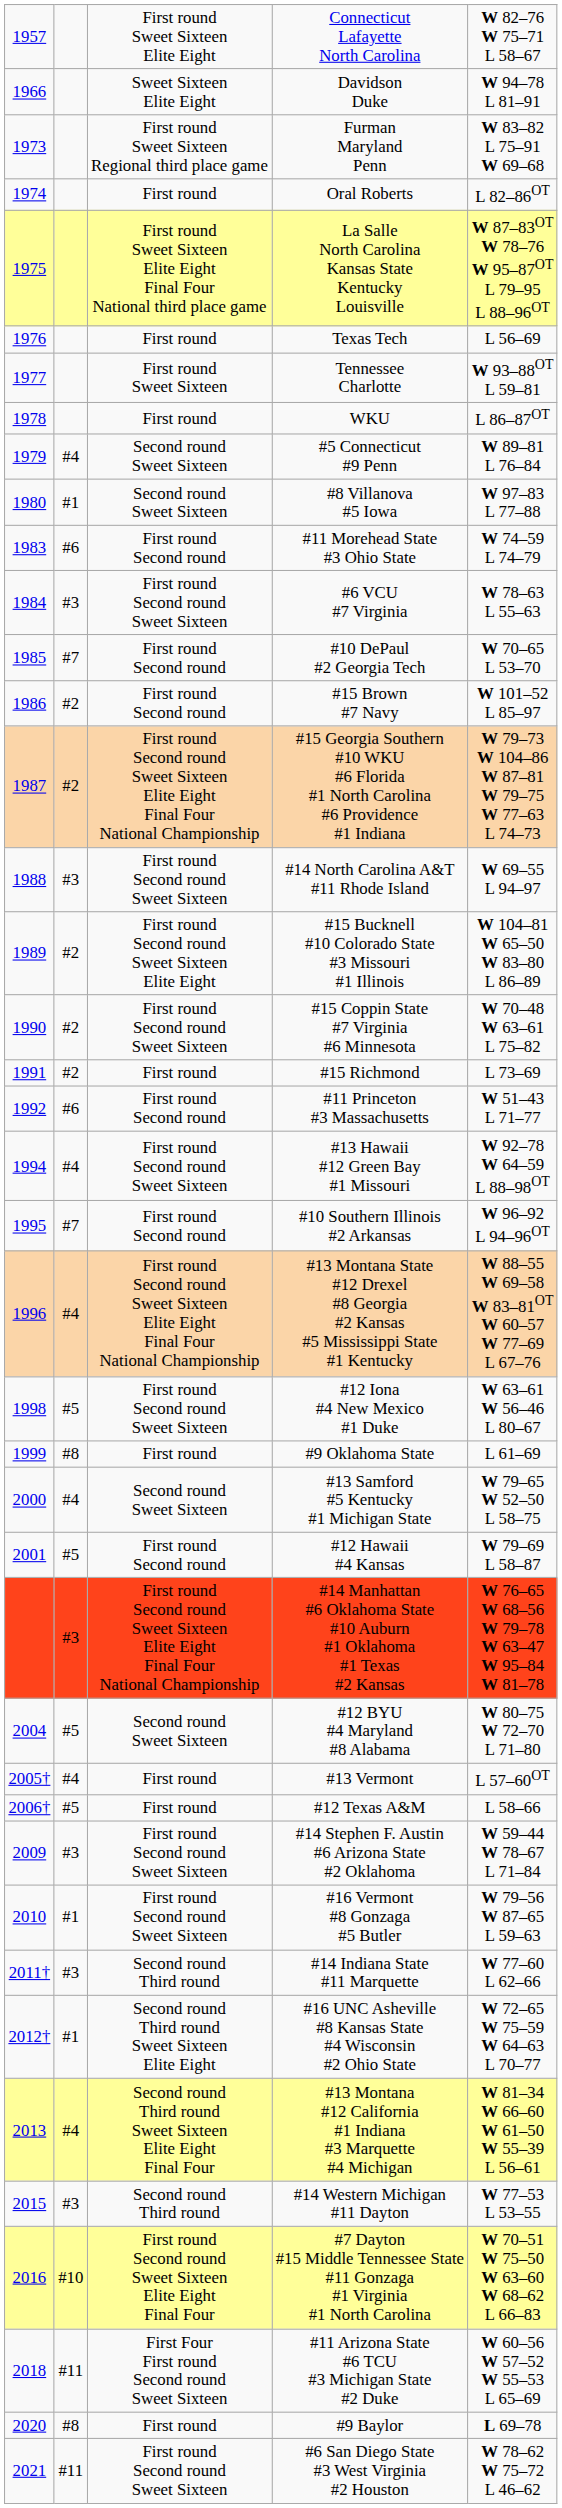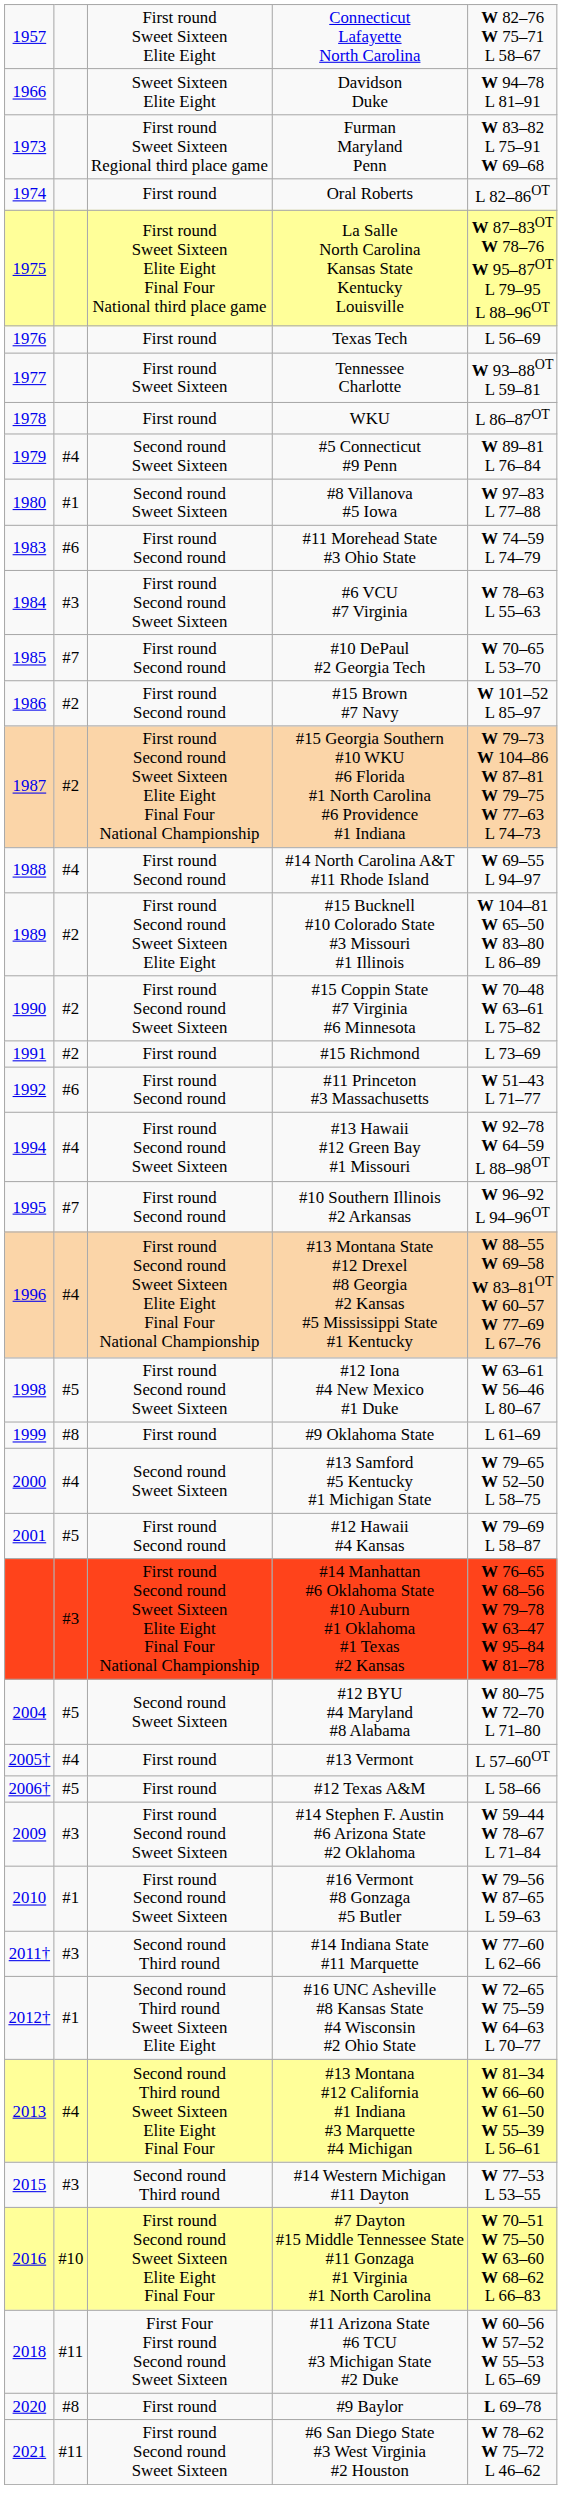(71, 879) #3 -> (71, 869) #4
(179, 879) First round Second round Sweet Sixteen -> (179, 869) First round Second round
